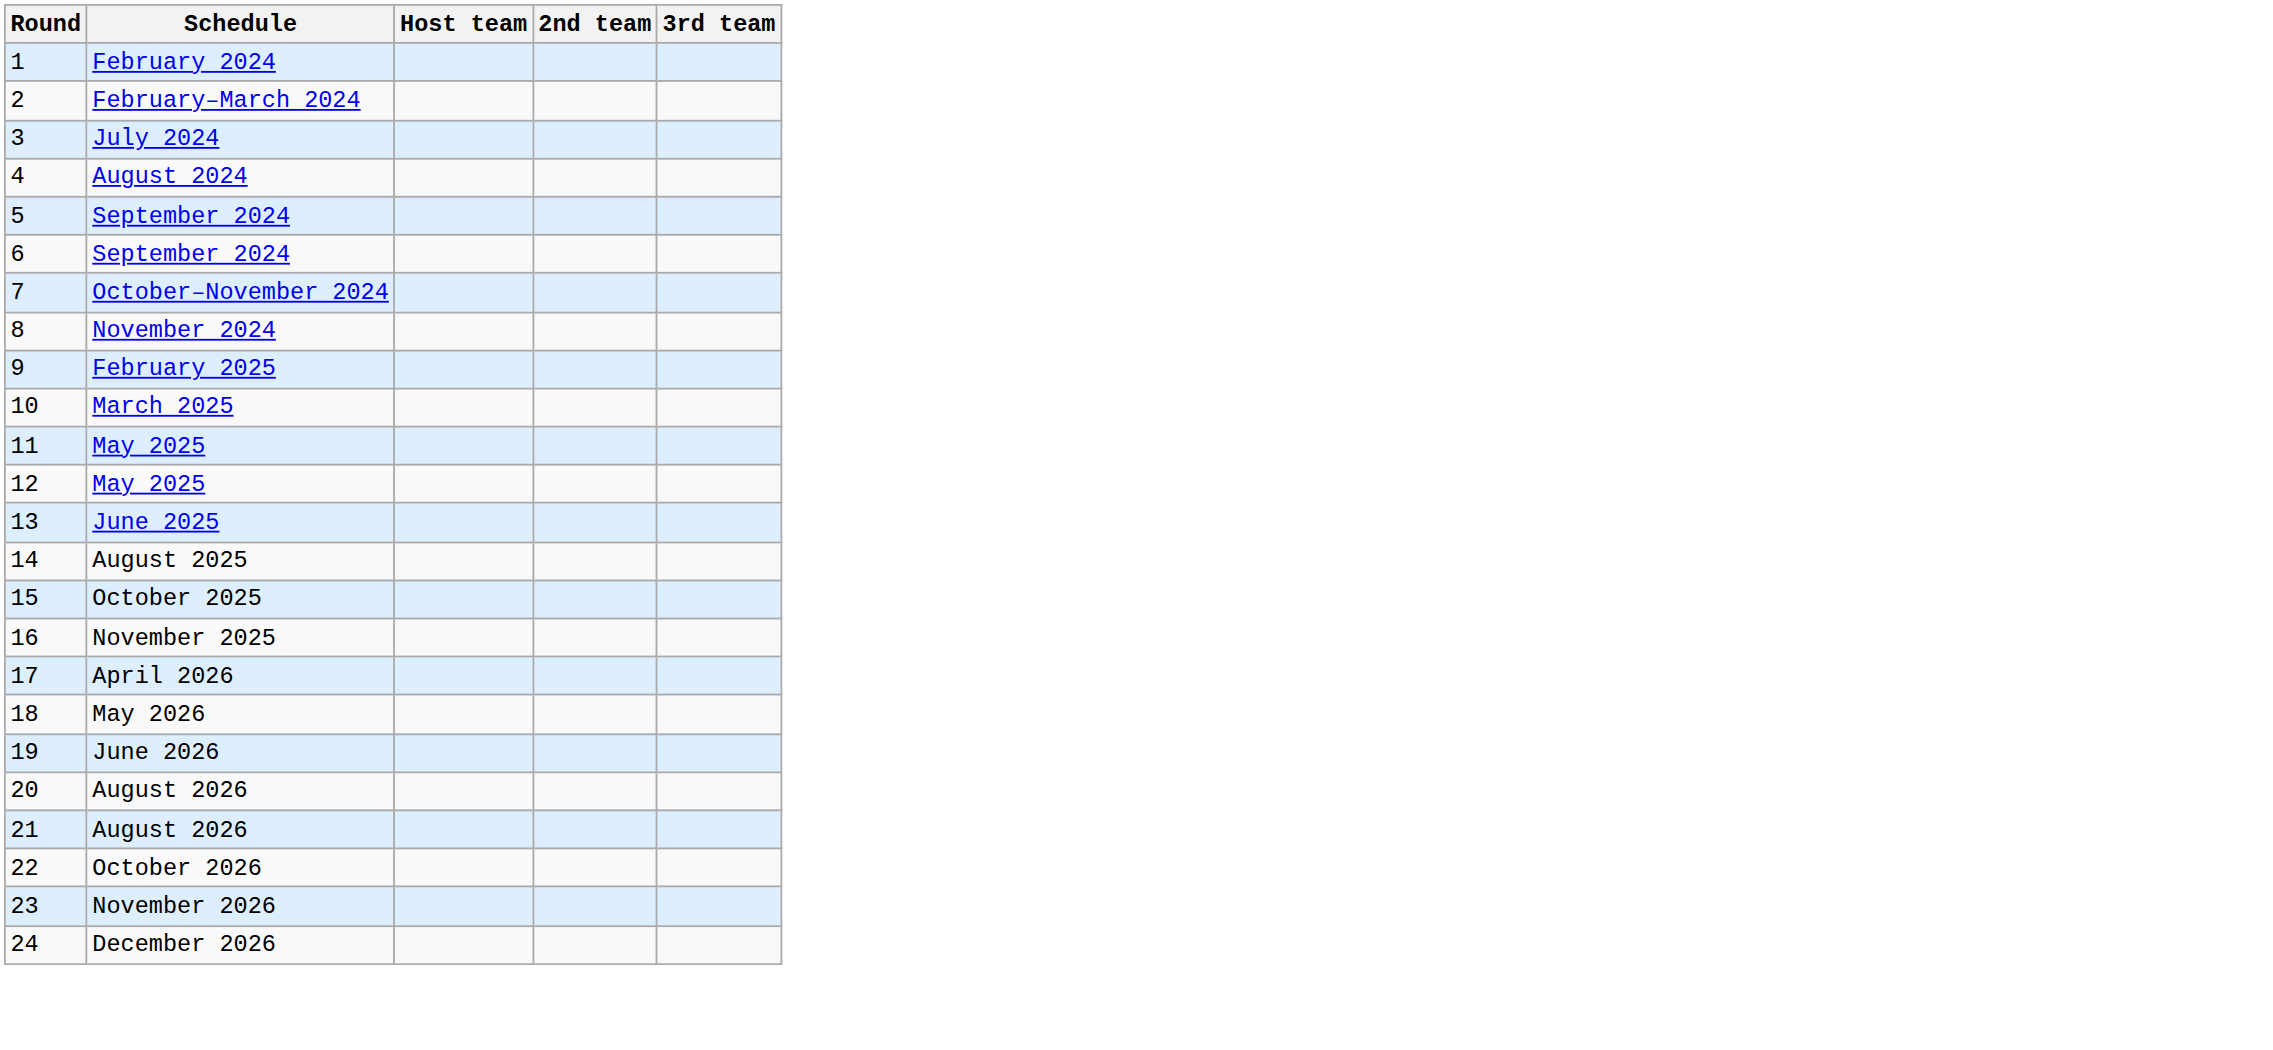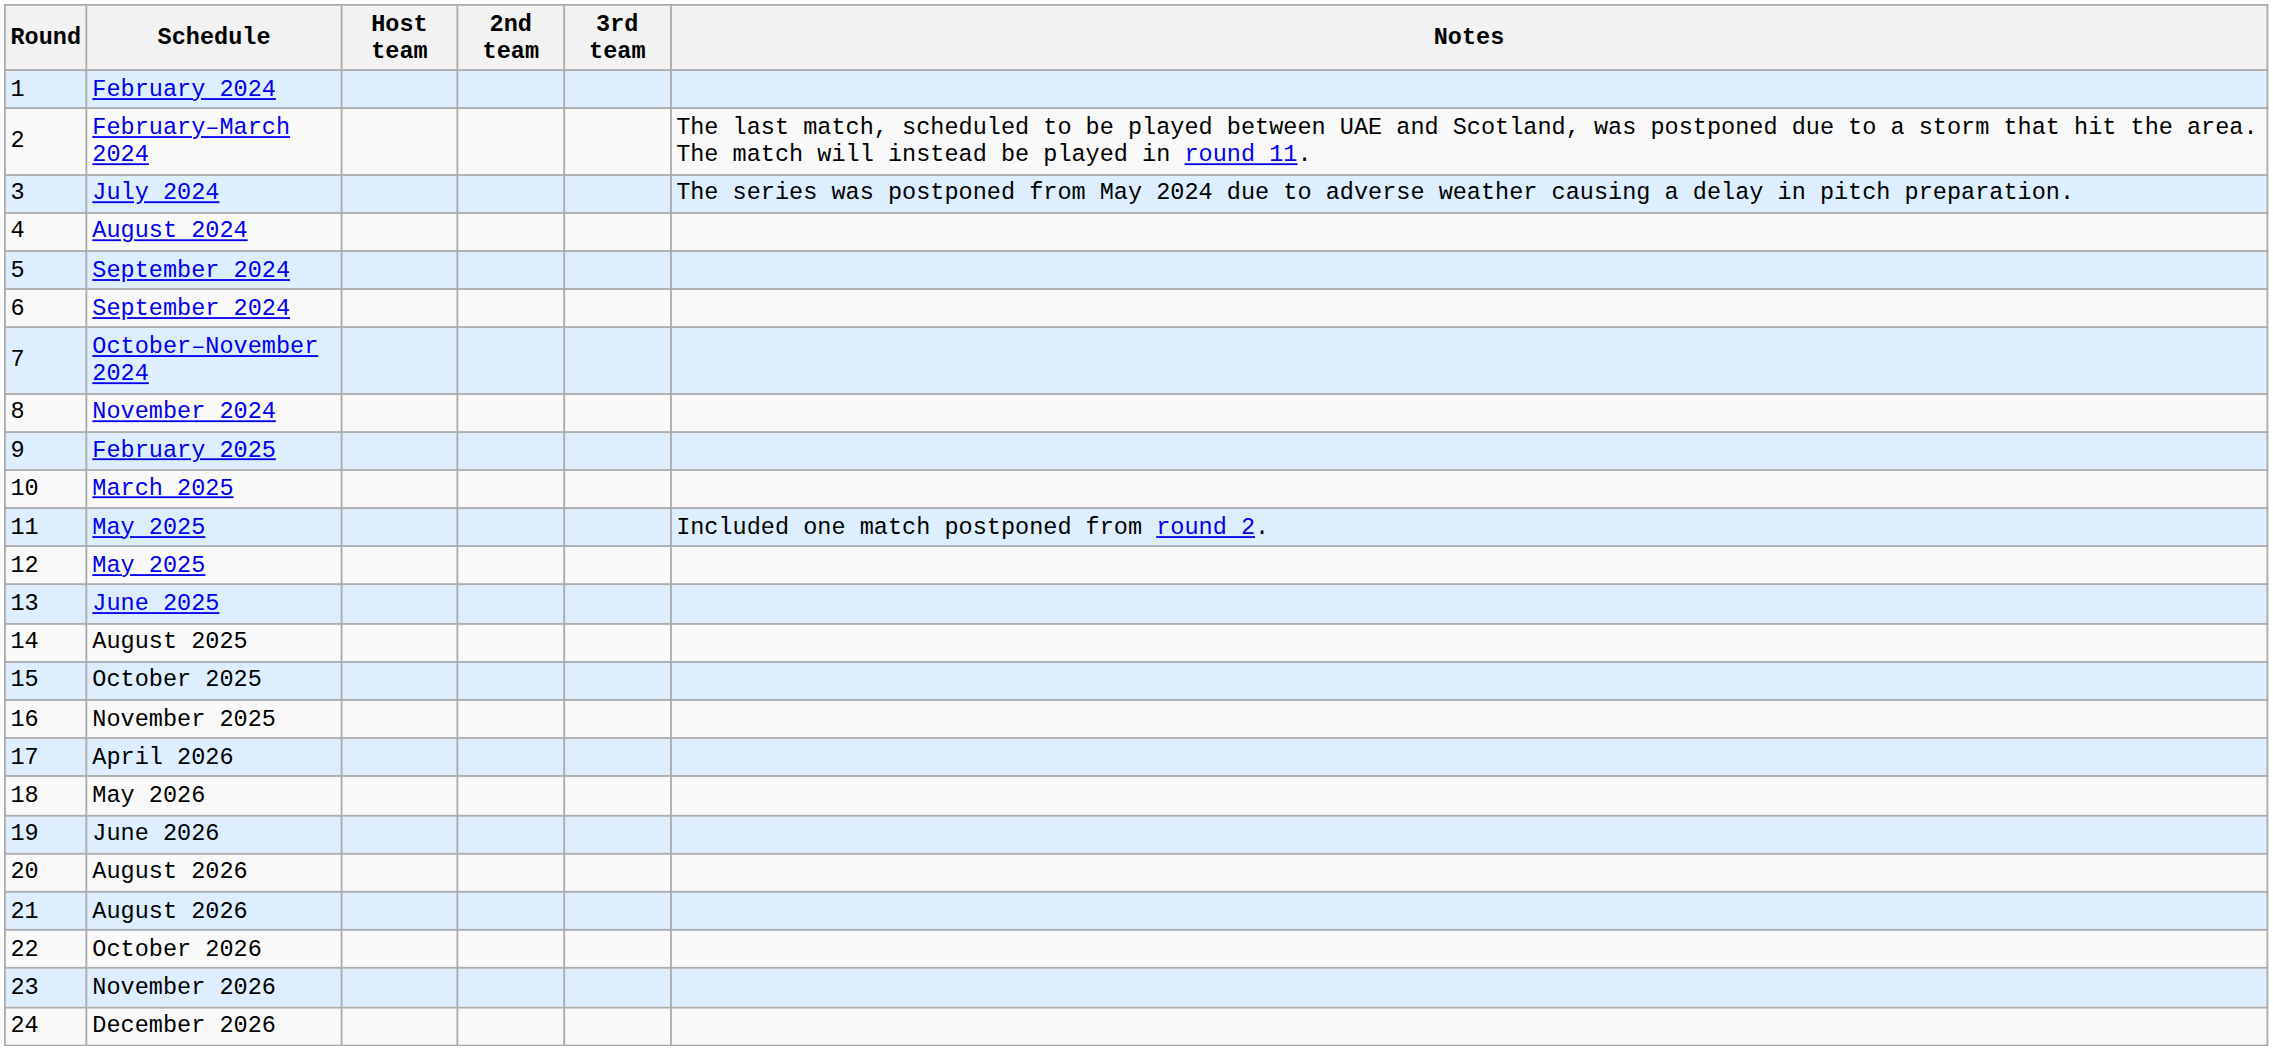+ column: (1469, 38)
